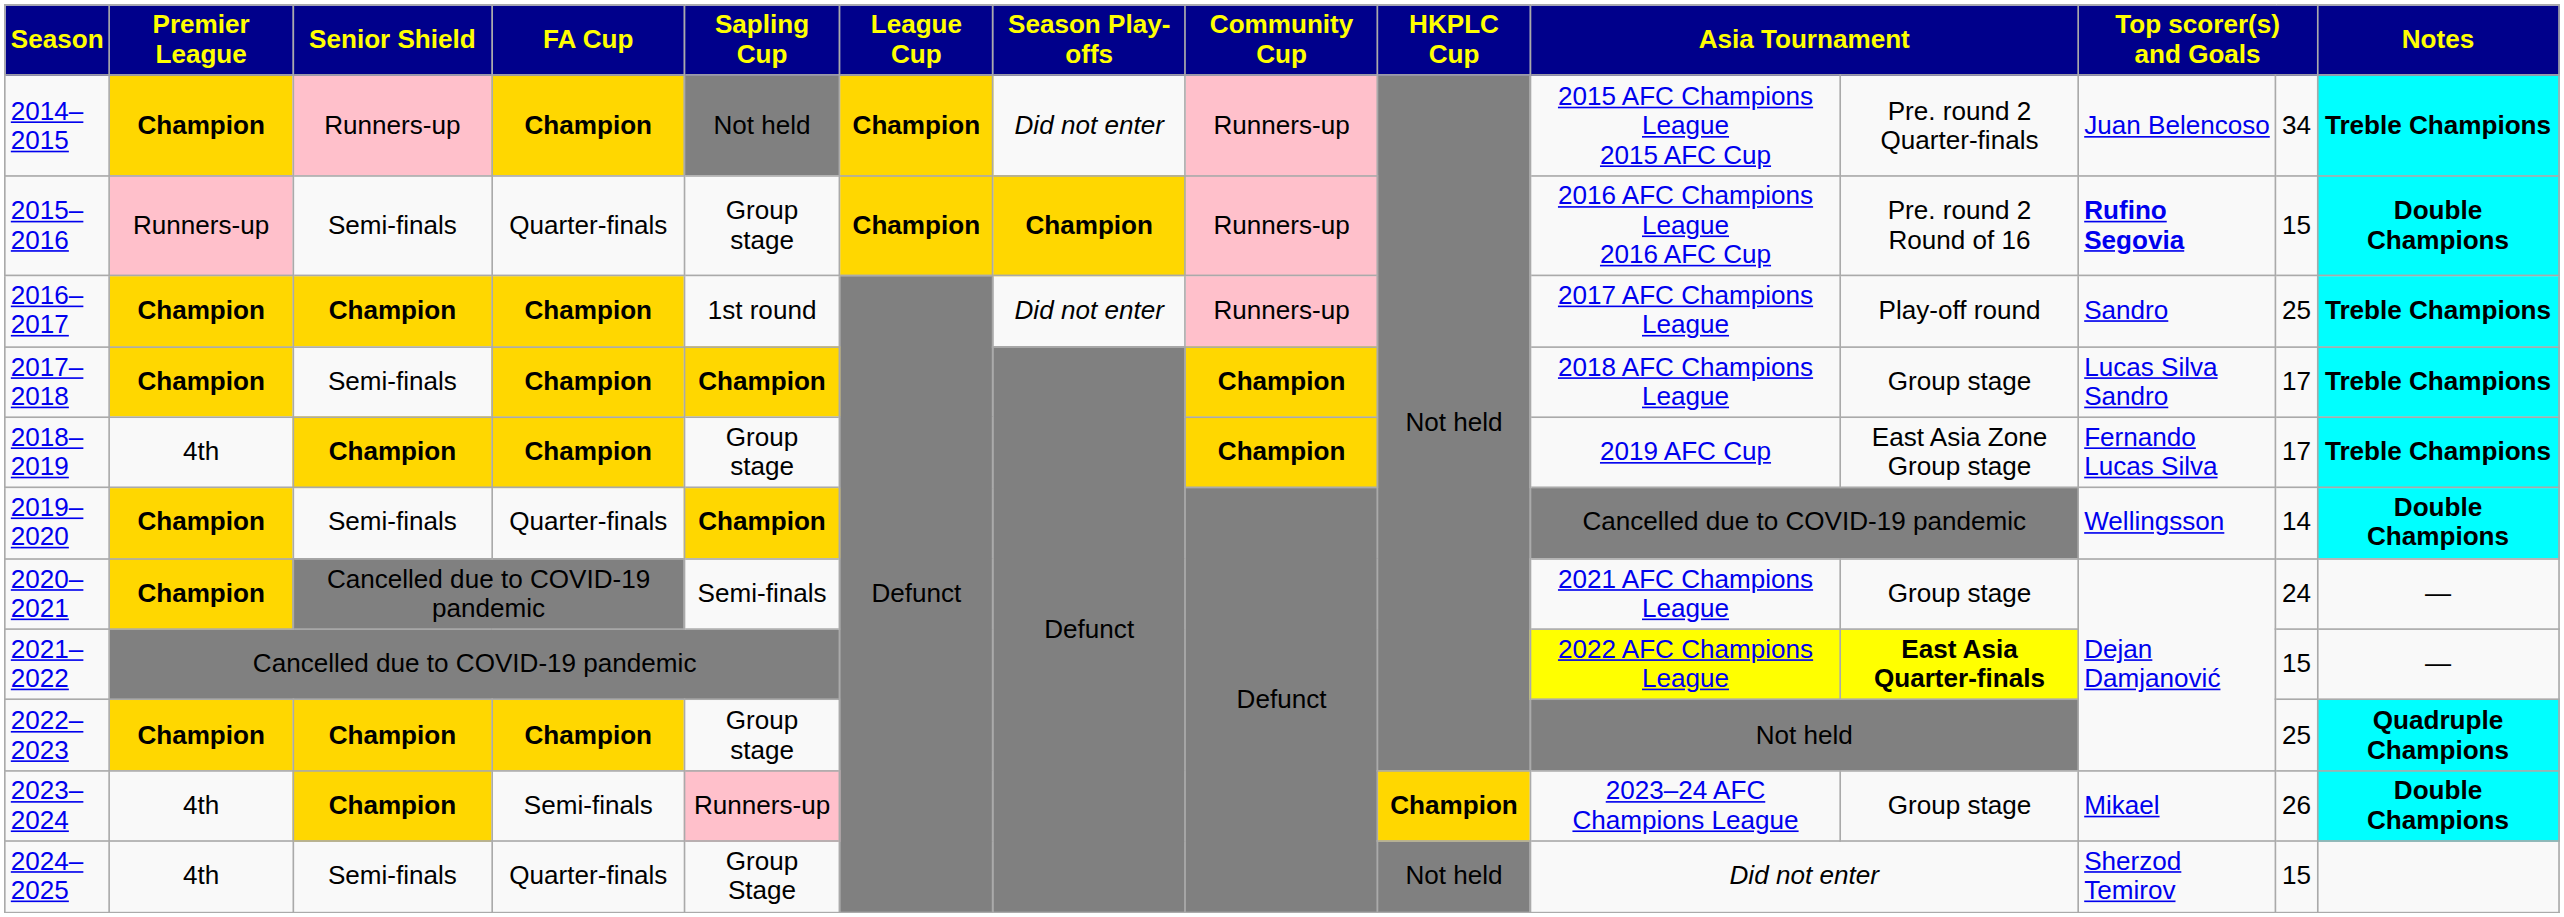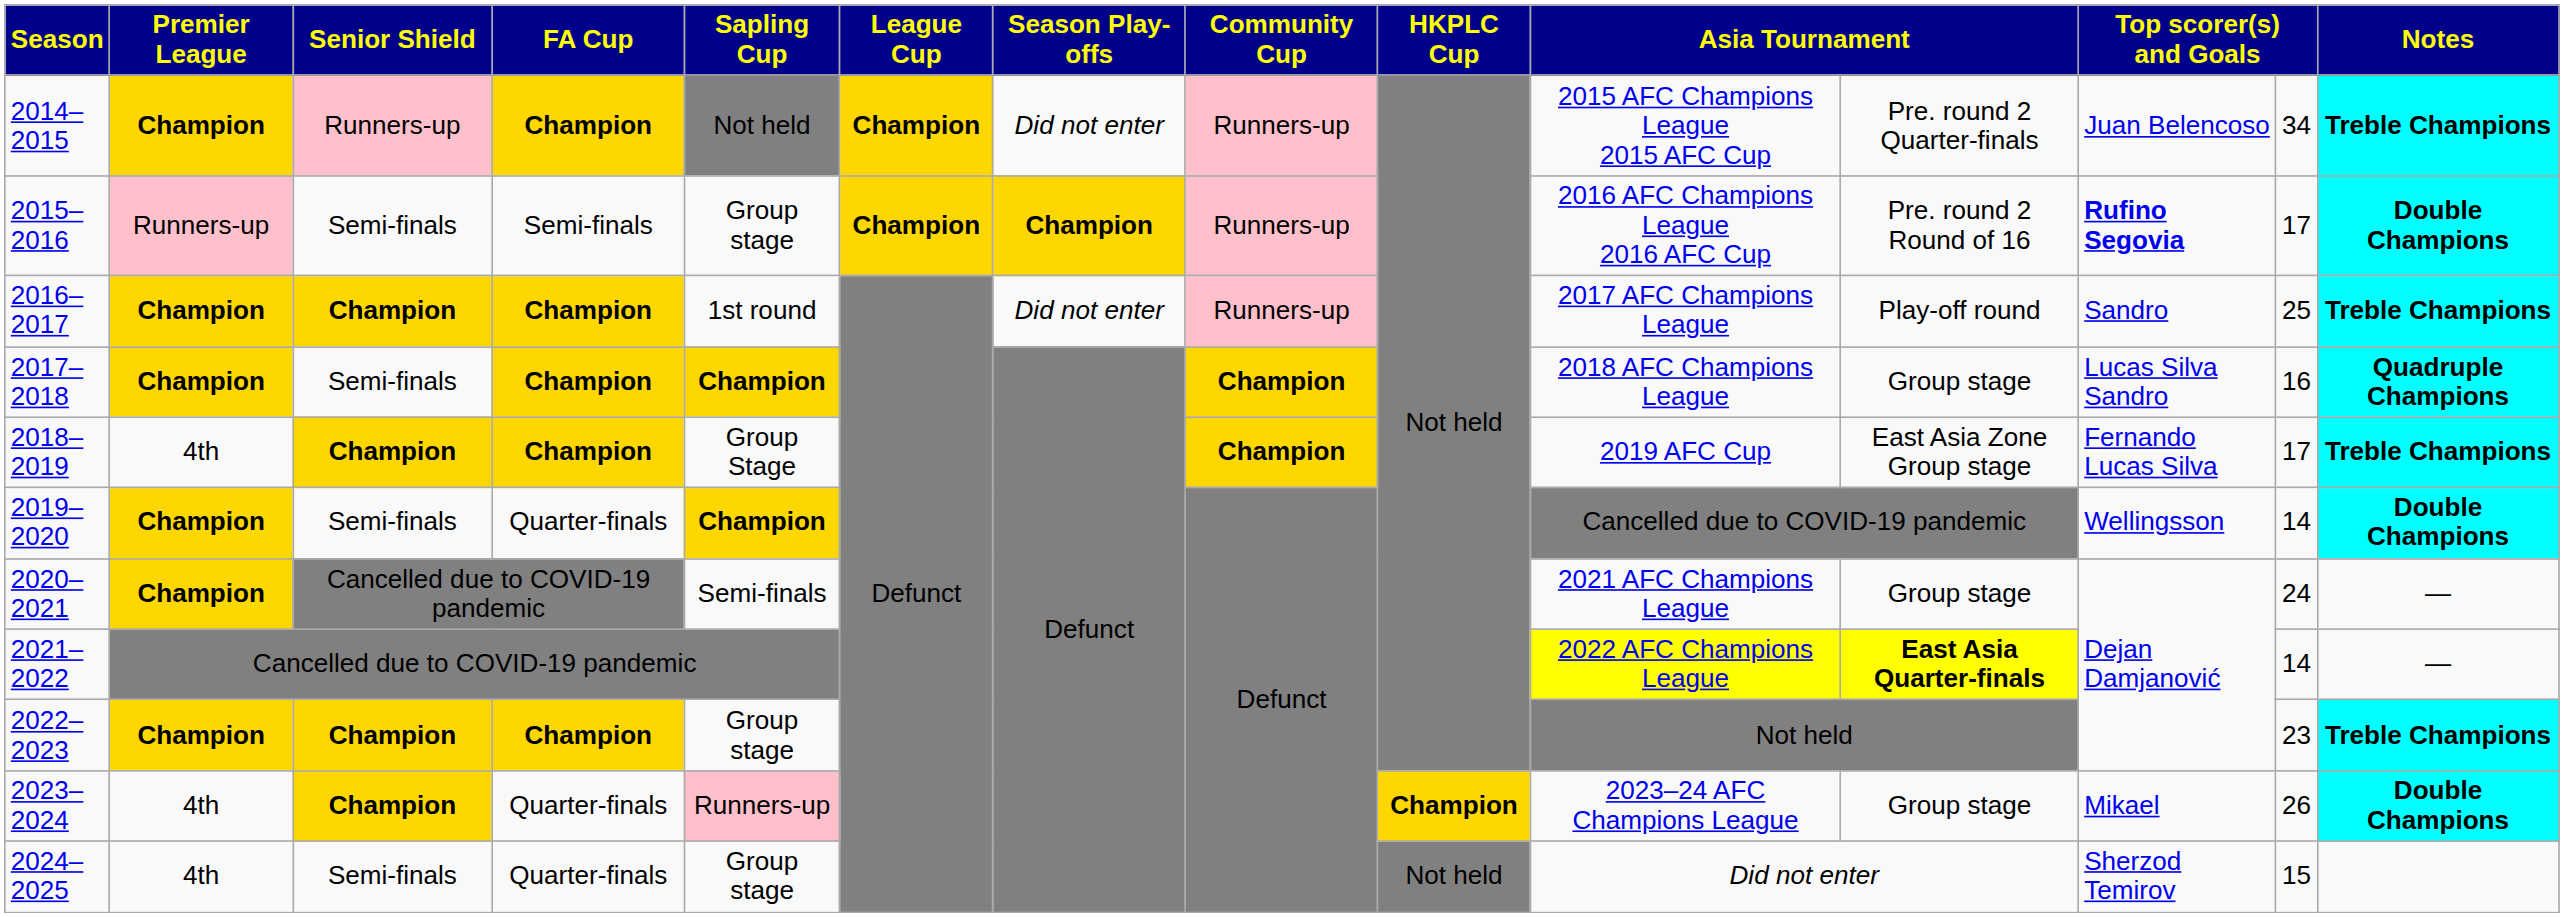(588, 225) Quarter-finals -> (588, 225) Semi-finals
(2296, 225) 15 -> (2296, 225) 17
(2296, 381) 17 -> (2296, 381) 16
(2438, 381) Treble Champions -> (2438, 381) Quadruple Champions
(762, 452) Group stage -> (762, 452) Group Stage
(2296, 664) 15 -> (2296, 664) 14
(2296, 734) 25 -> (2296, 734) 23
(2438, 734) Quadruple Champions -> (2438, 734) Treble Champions
(588, 805) Semi-finals -> (588, 805) Quarter-finals
(762, 876) Group Stage -> (762, 876) Group stage
